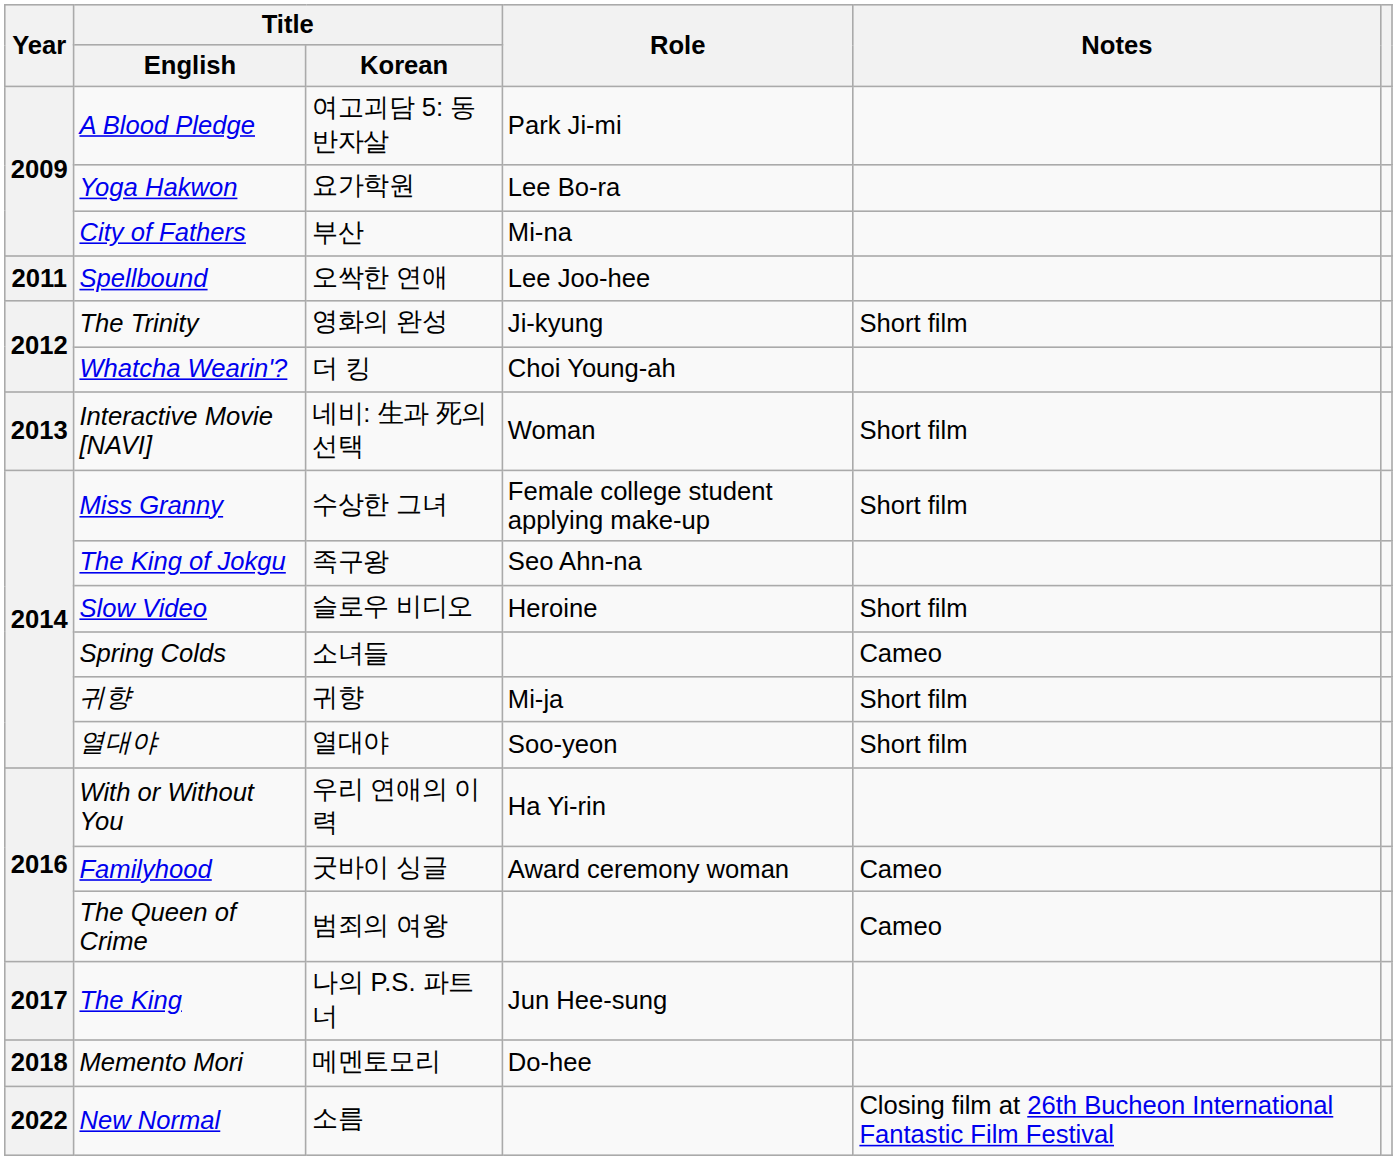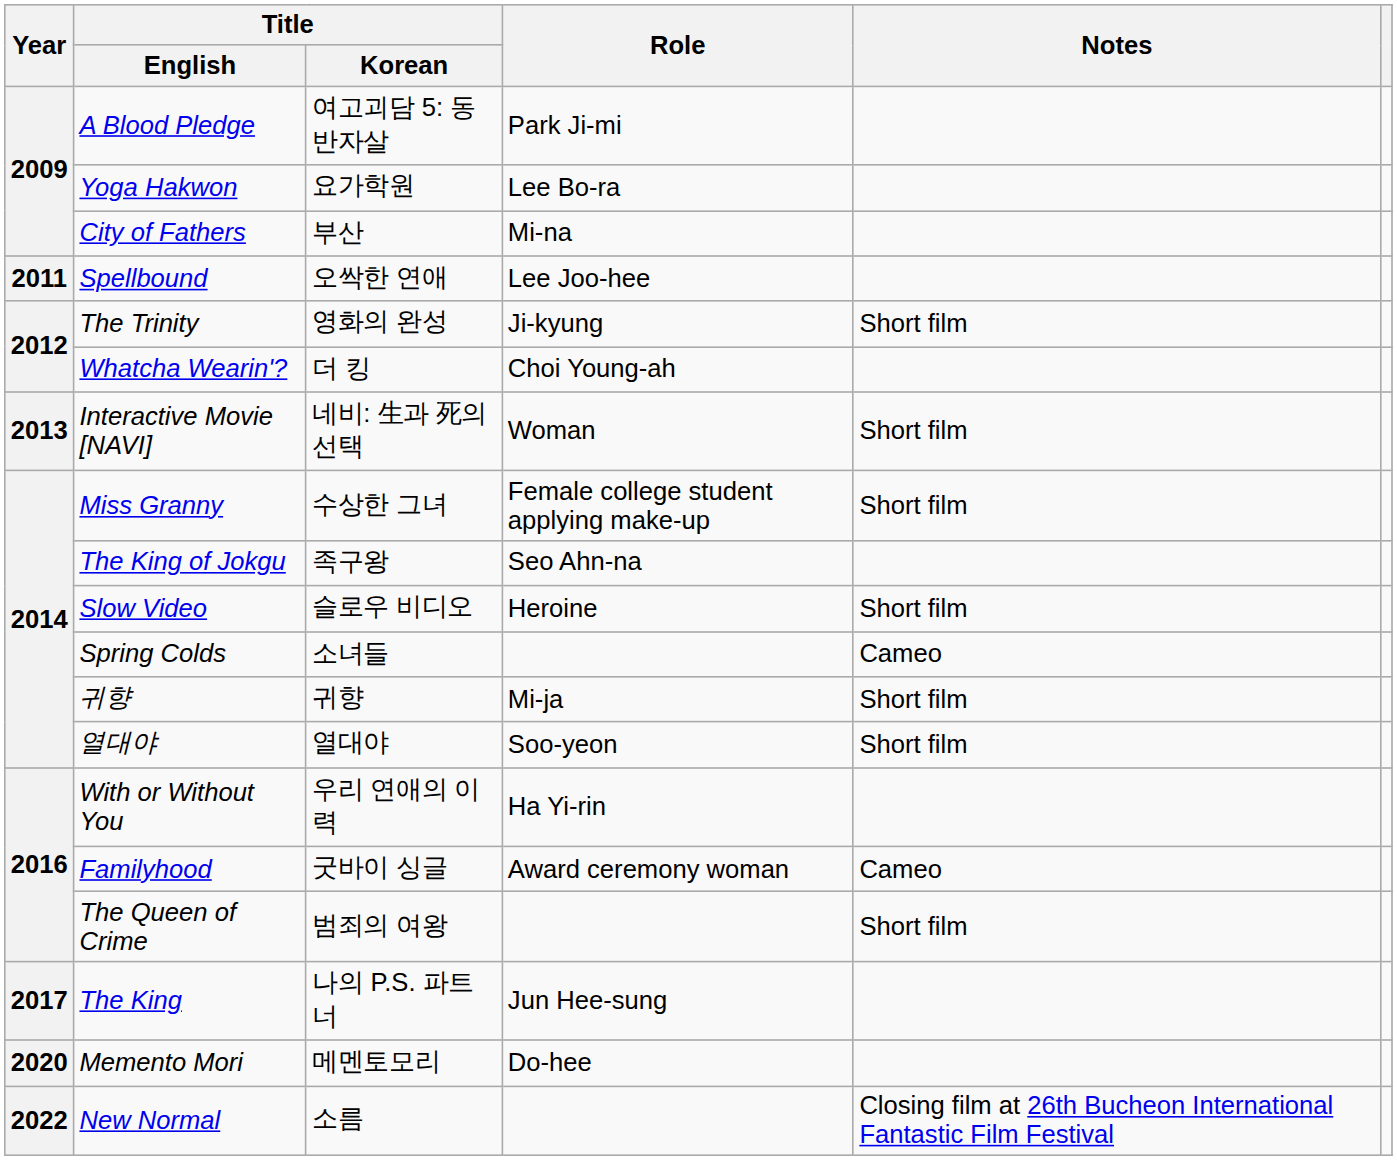(901, 926) Cameo -> (913, 926) Short film
(39, 1062) 2018 -> (39, 1062) 2020
